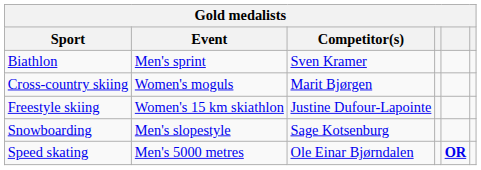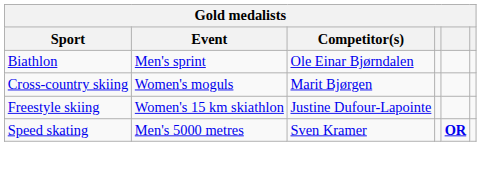(329, 61) Sven Kramer -> (352, 61) Ole Einar Bjørndalen
- row: (50, 130)
(352, 152) Ole Einar Bjørndalen -> (329, 130) Sven Kramer
